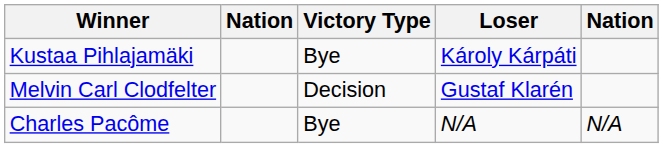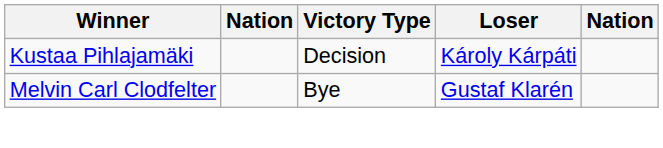(322, 55) Bye -> (345, 55) Decision
(345, 90) Decision -> (322, 90) Bye
- row: (89, 124)
